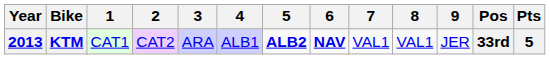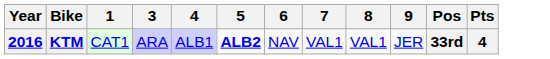- column: (155, 16)
(25, 41) 2013 -> (25, 41) 2016
(330, 41) bold -> (283, 41) normal
(529, 41) 5 -> (482, 41) 4
